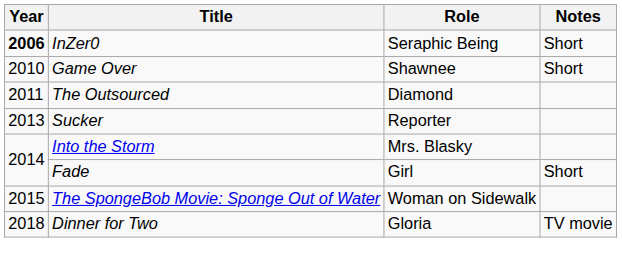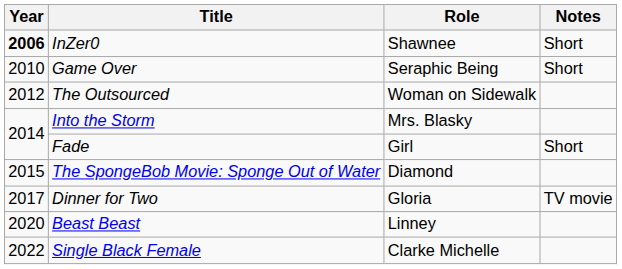(443, 43) Seraphic Being -> (422, 43) Shawnee
(422, 69) Shawnee -> (443, 69) Seraphic Being
(26, 95) 2011 -> (26, 95) 2012
(420, 95) Diamond -> (462, 95) Woman on Sidewalk
- row: (77, 120)
(462, 198) Woman on Sidewalk -> (420, 172) Diamond
(26, 224) 2018 -> (26, 198) 2017
+ row: (96, 224)
+ row: (126, 250)
